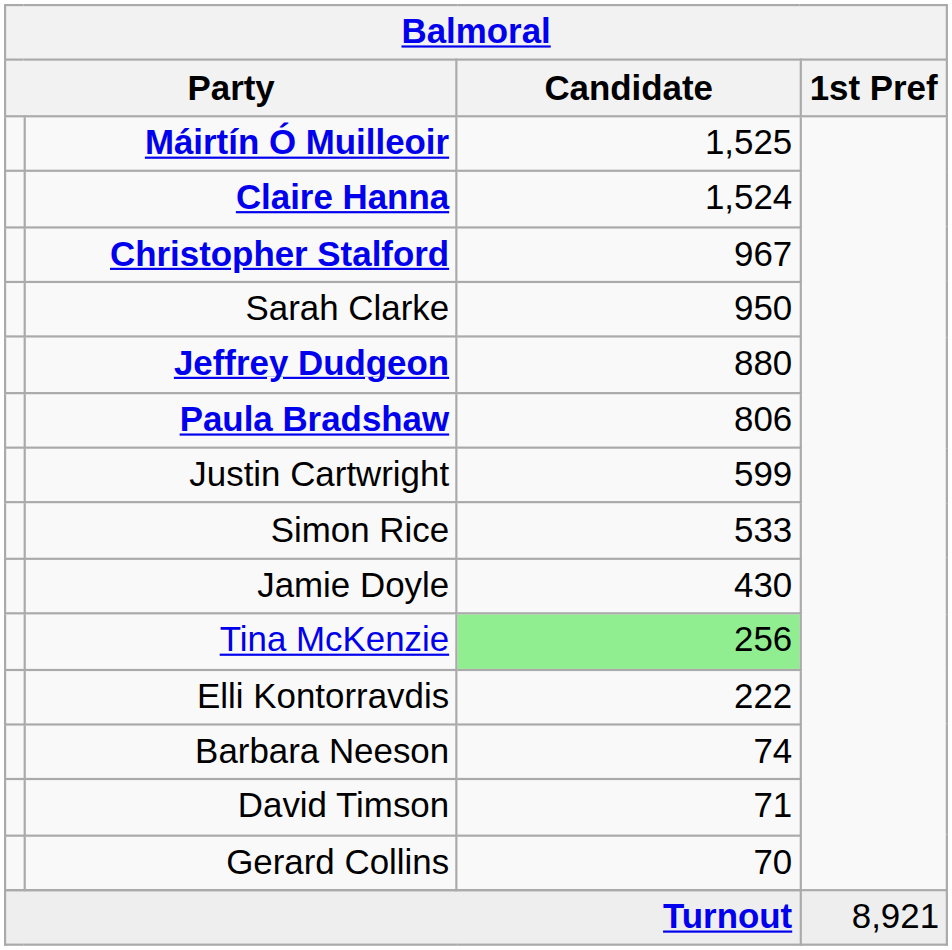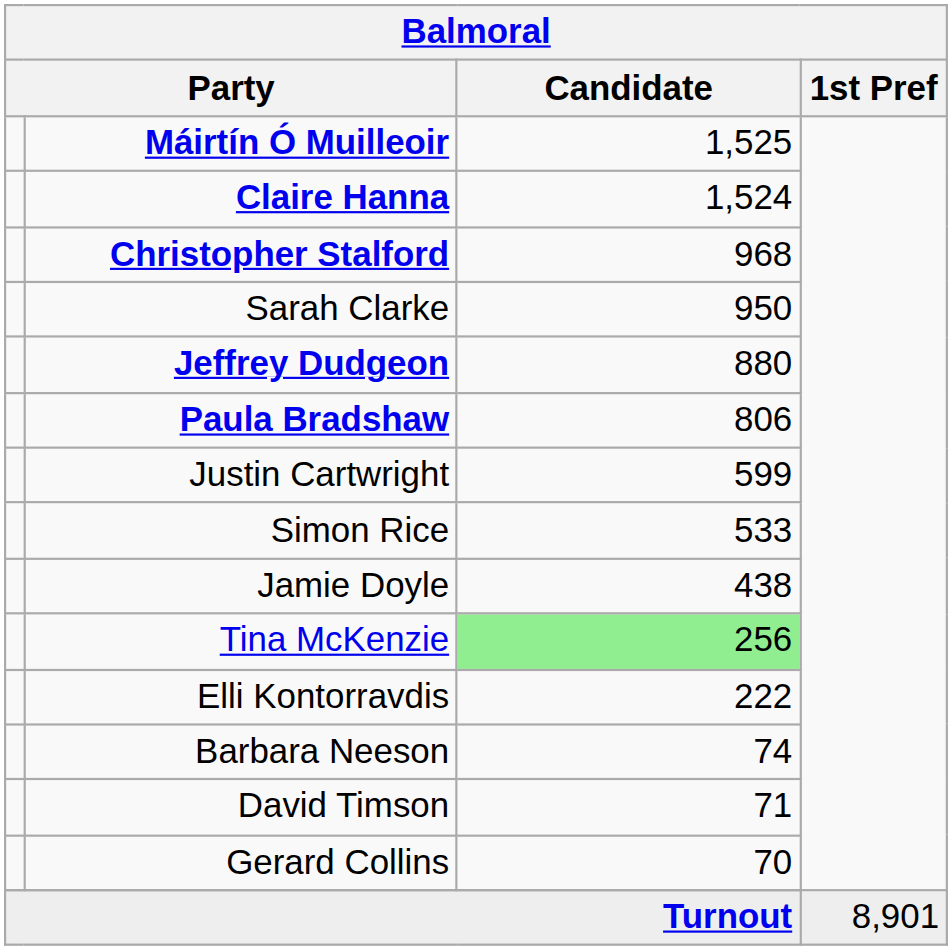(763, 253) 967 -> (763, 253) 968
(763, 585) 430 -> (763, 585) 438
(895, 917) 8,921 -> (895, 917) 8,901
